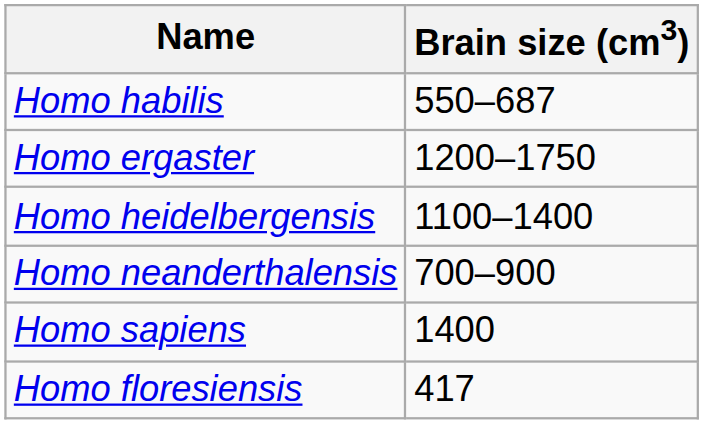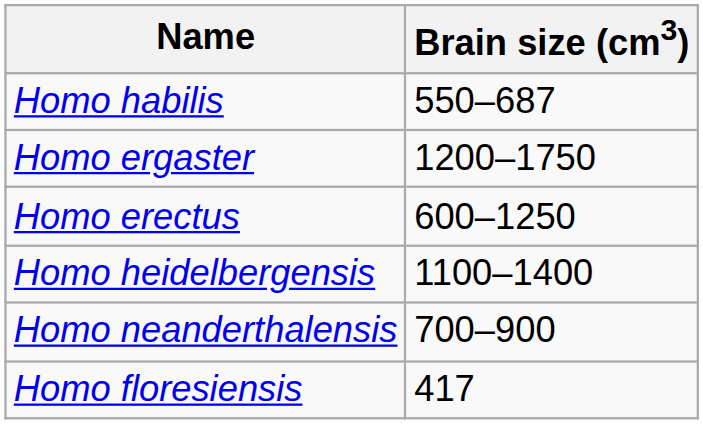+ row: (127, 215)
- row: (130, 331)
